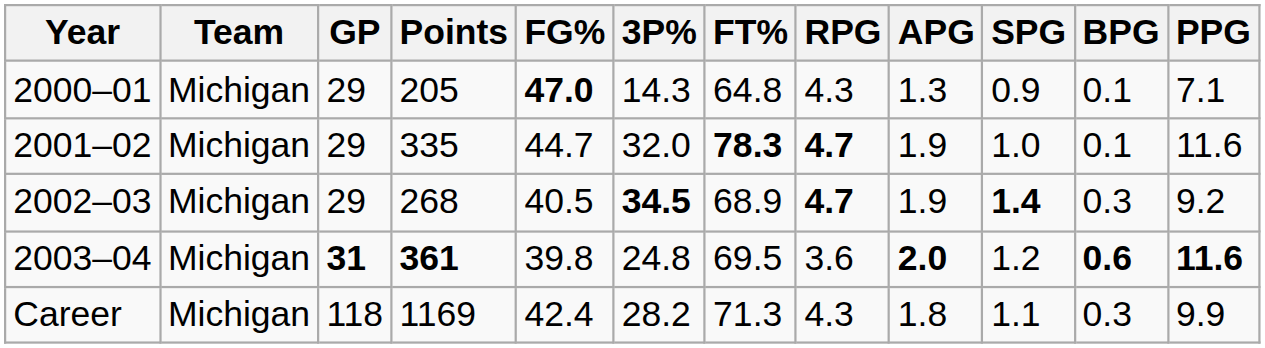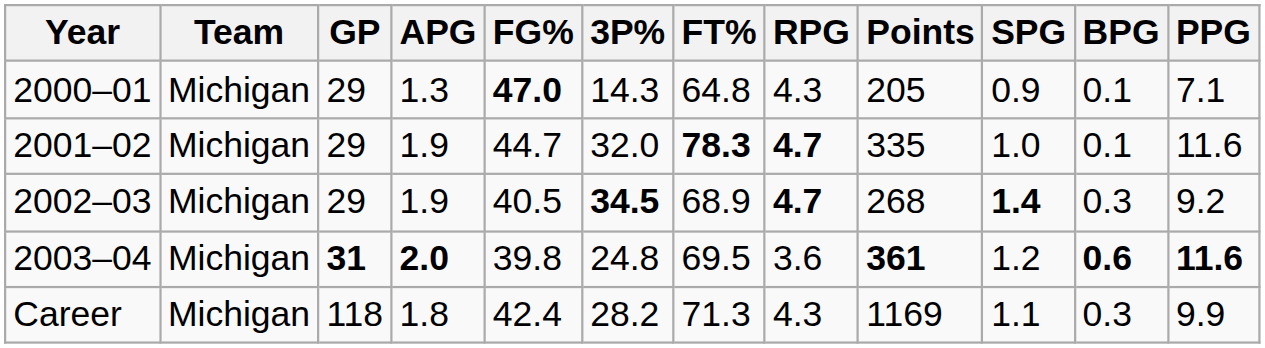columns swapped: (454, 32) <-> (936, 32)
